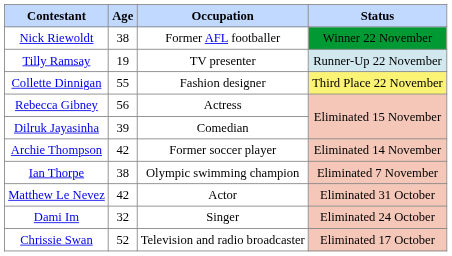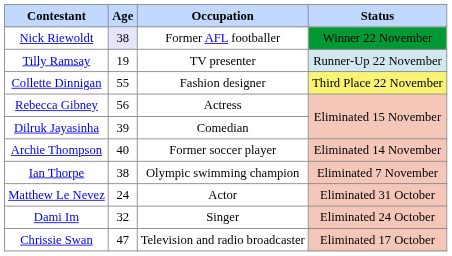(123, 38) no background -> (123, 38) lavender background
(123, 150) 42 -> (123, 150) 40
(123, 194) 42 -> (123, 194) 24
(123, 239) 52 -> (123, 239) 47
